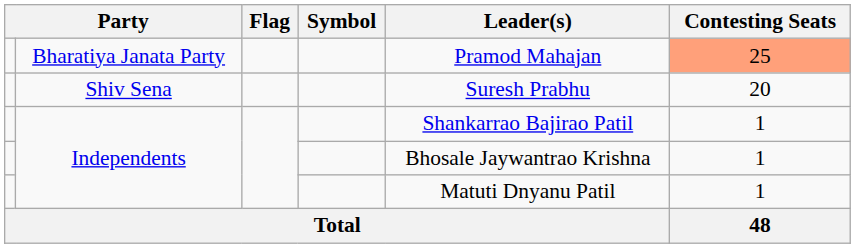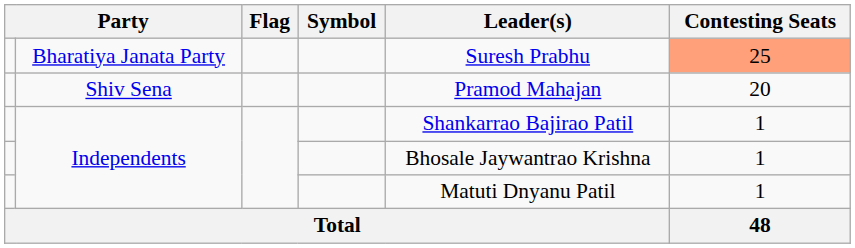(528, 55) Pramod Mahajan -> (528, 55) Suresh Prabhu
(528, 89) Suresh Prabhu -> (528, 89) Pramod Mahajan
